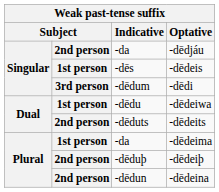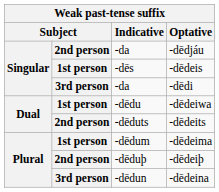(132, 86) -dēdum -> (122, 86) -da
(122, 141) -da -> (132, 141) -dēdum
(82, 178) 2nd person -> (82, 178) 3rd person
